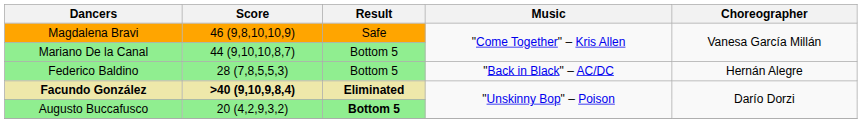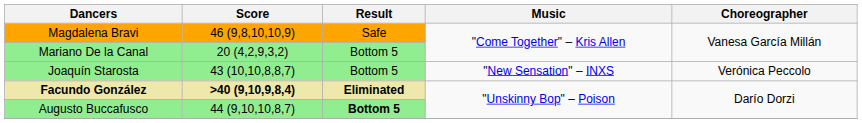(253, 52) 44 (9,10,10,8,7) -> (253, 52) 20 (4,2,9,3,2)
+ row: (93, 71)
- row: (93, 71)
(253, 109) 20 (4,2,9,3,2) -> (253, 109) 44 (9,10,10,8,7)
